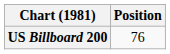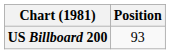(138, 37) 76 -> (138, 37) 93
